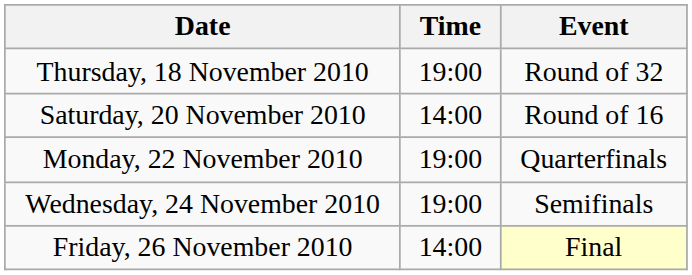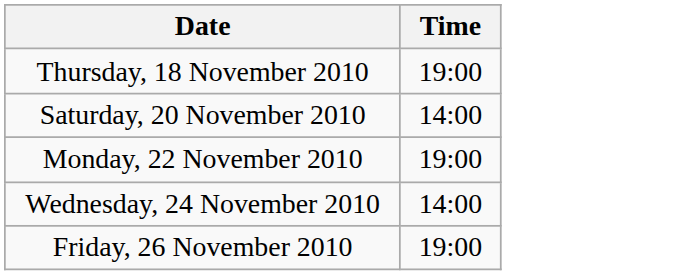- column: (594, 26)
(450, 203) 19:00 -> (450, 203) 14:00
(450, 247) 14:00 -> (450, 247) 19:00
